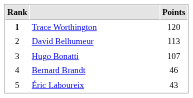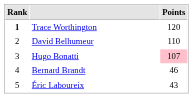(174, 41) 113 -> (174, 41) 110
(174, 56) no background -> (174, 56) pink background
